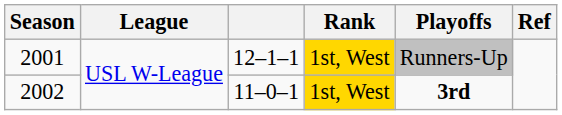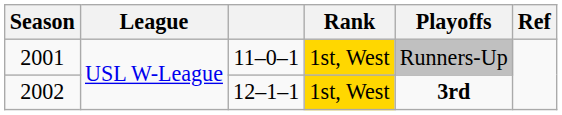(266, 57) 12–1–1 -> (266, 57) 11–0–1
(266, 92) 11–0–1 -> (266, 92) 12–1–1
